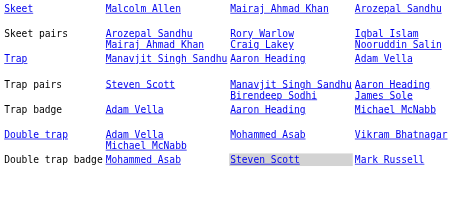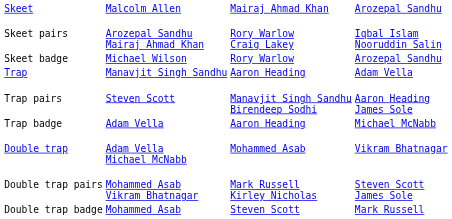+ row: (36, 59)
+ row: (53, 185)
(265, 160) lightgrey background -> (265, 210) no background
